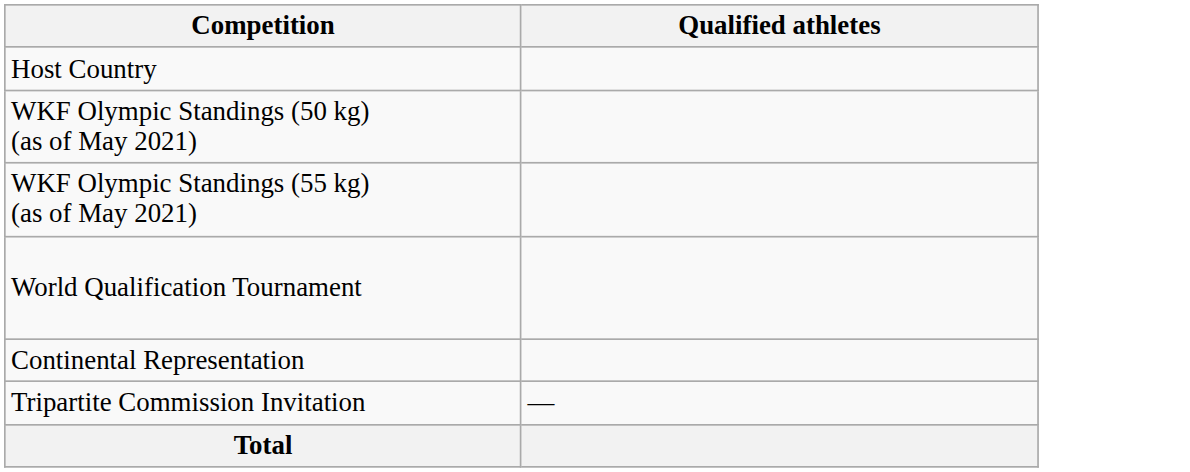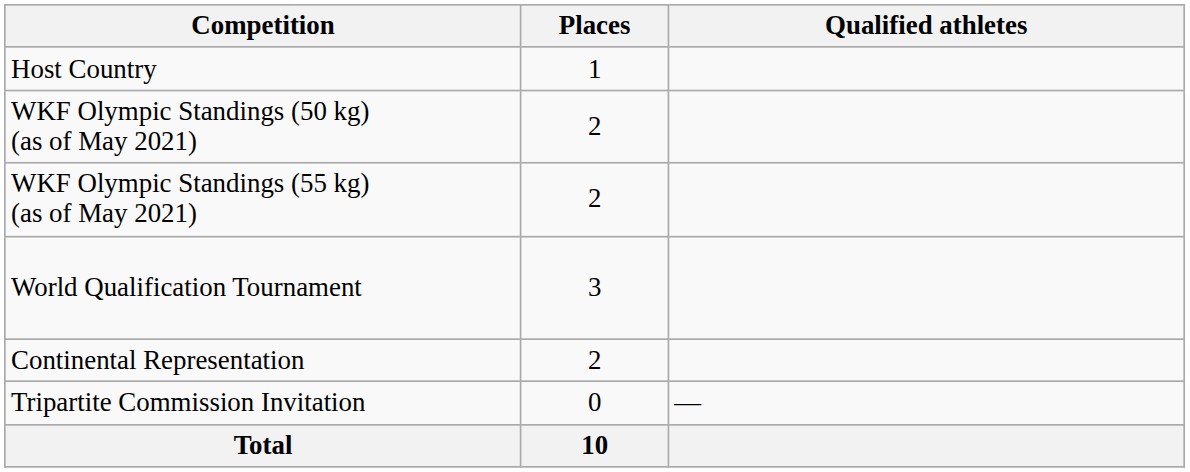+ column: (595, 25)
